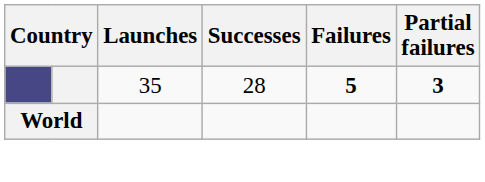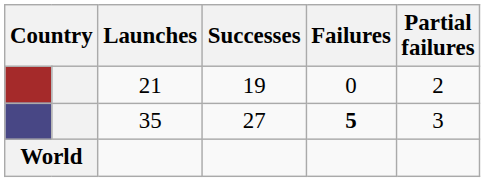+ row: (150, 84)
(254, 84) 28 -> (254, 120) 27
(438, 84) bold -> (438, 120) normal
